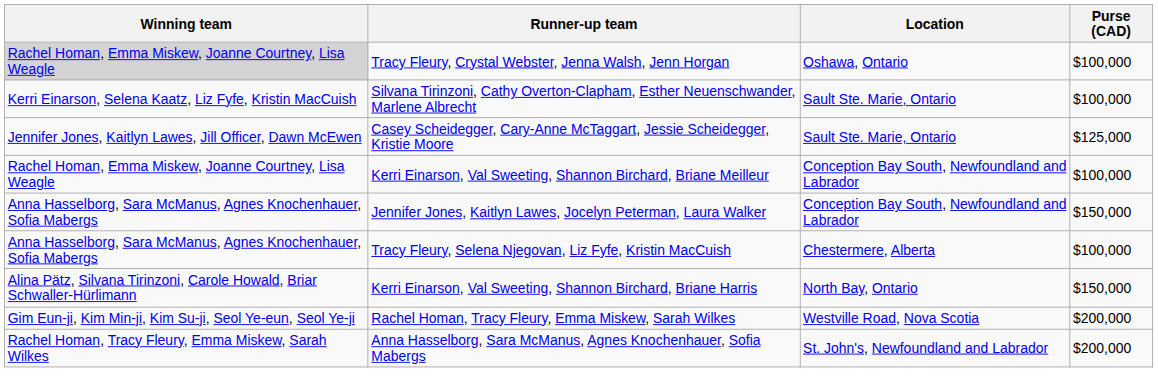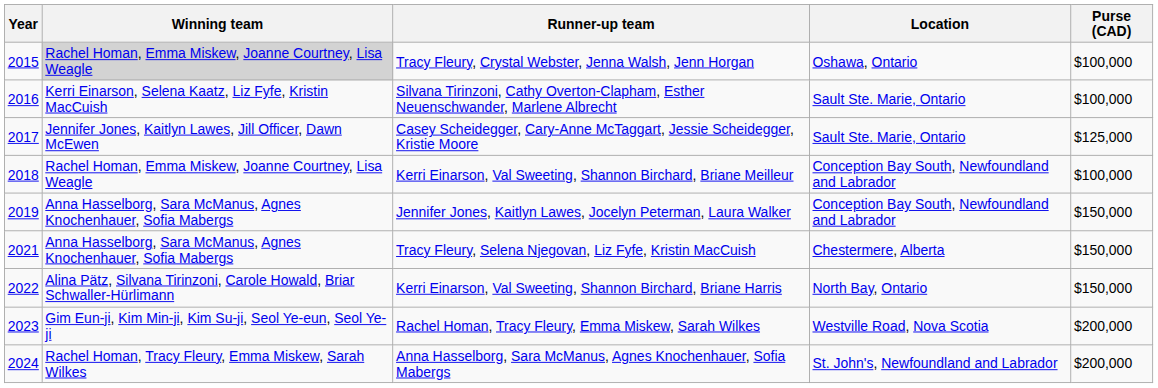+ column: (23, 24)
(1102, 250) $100,000 -> (1103, 250) $150,000
